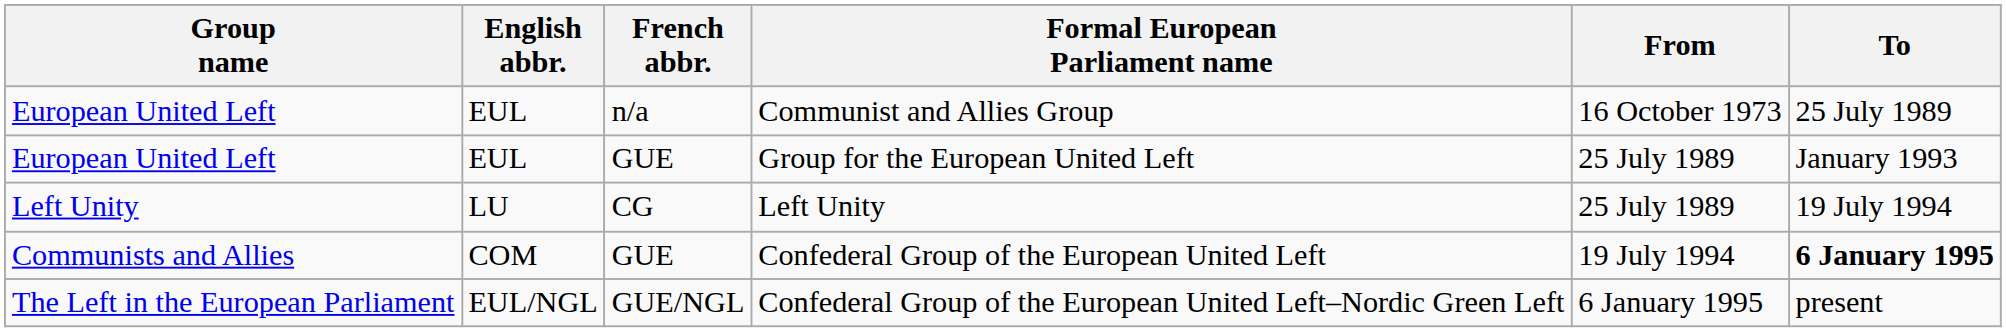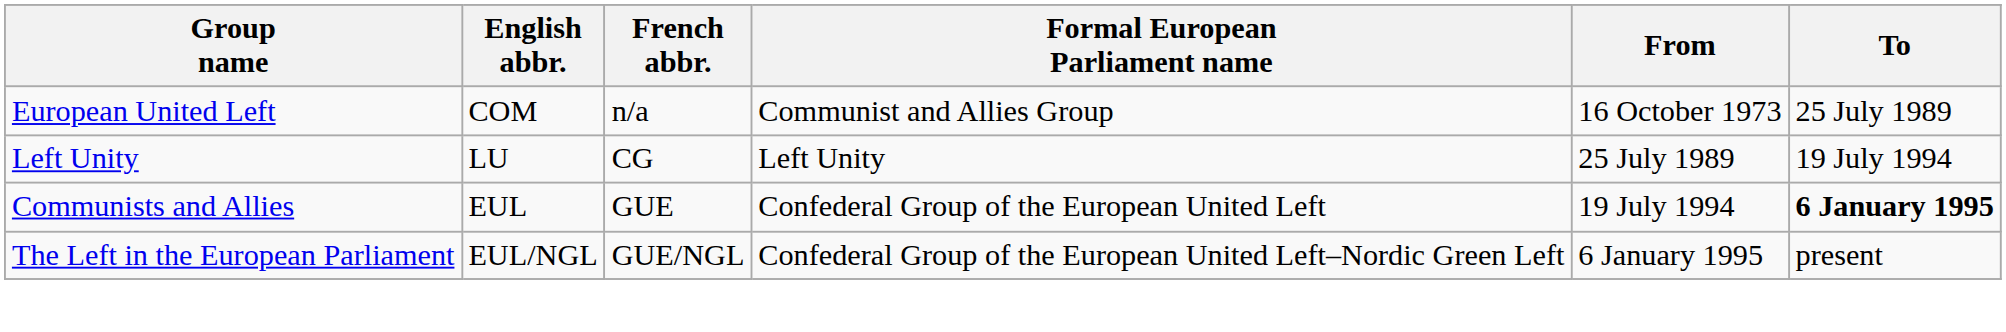(498, 110) EUL -> (503, 110) COM
- row: (976, 158)
(503, 254) COM -> (498, 206) EUL
